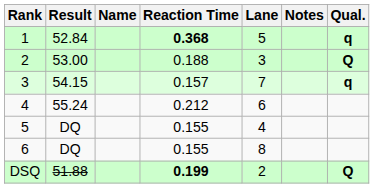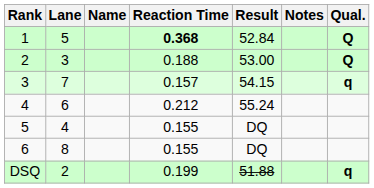columns swapped: (262, 15) <-> (70, 15)
(348, 37) q -> (348, 37) Q
(191, 171) bold -> (181, 171) normal
(348, 171) Q -> (348, 171) q
